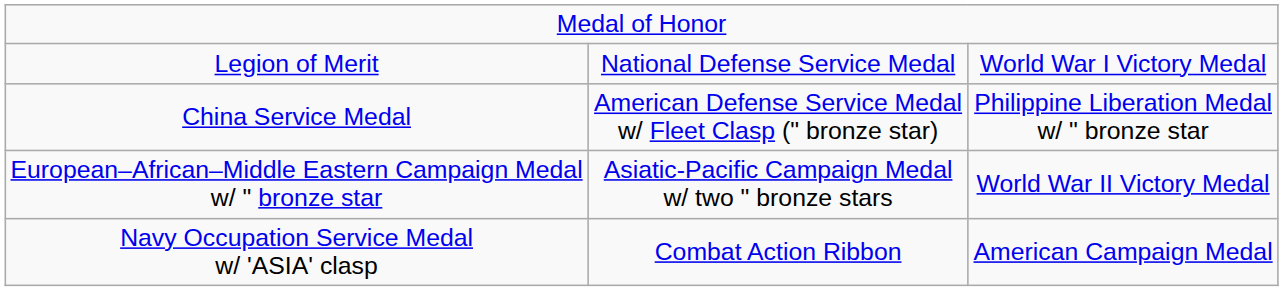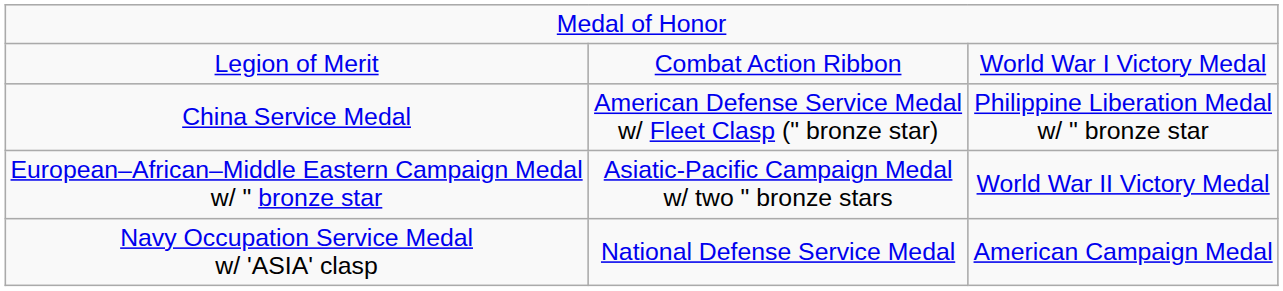(778, 63) National Defense Service Medal -> (778, 63) Combat Action Ribbon
(778, 251) Combat Action Ribbon -> (778, 251) National Defense Service Medal
